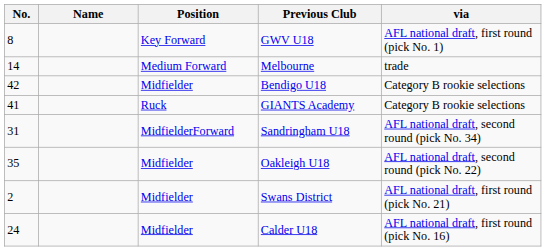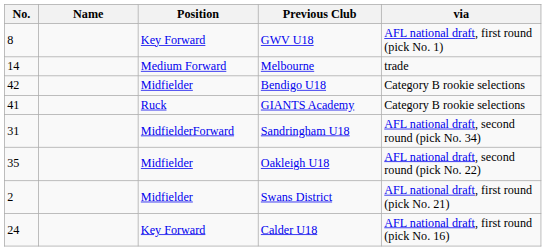(167, 229) Midfielder -> (173, 229) Key Forward
